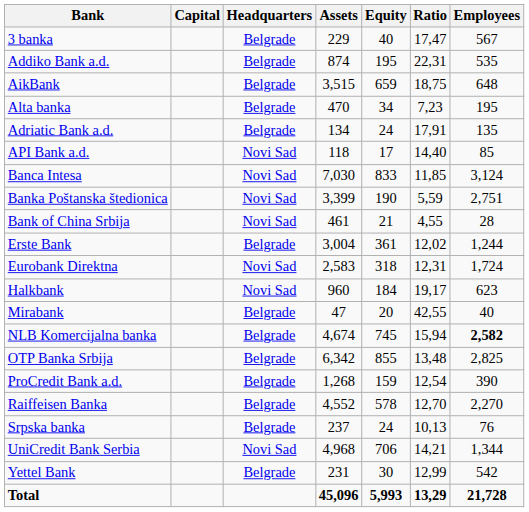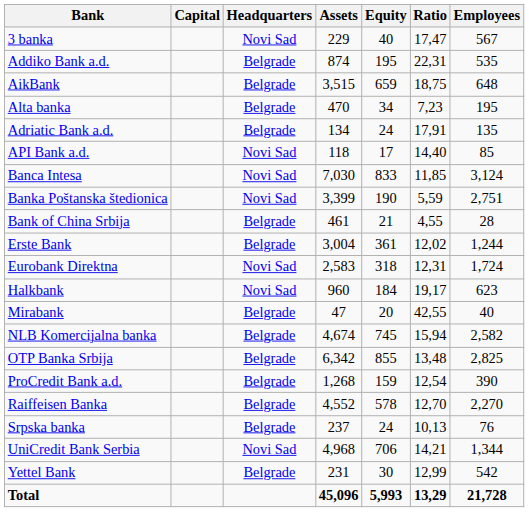(269, 38) Belgrade -> (269, 38) Novi Sad
(269, 221) Novi Sad -> (269, 221) Belgrade
(487, 335) bold -> (487, 335) normal
